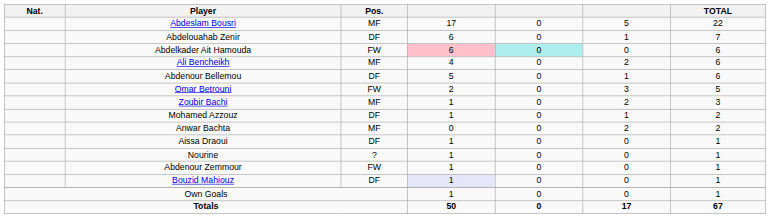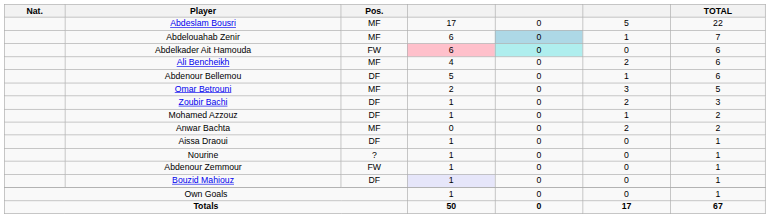(374, 36) DF -> (374, 36) MF
(539, 36) no background -> (539, 36) lightblue background
(374, 89) FW -> (374, 89) MF
(374, 102) MF -> (374, 102) DF
